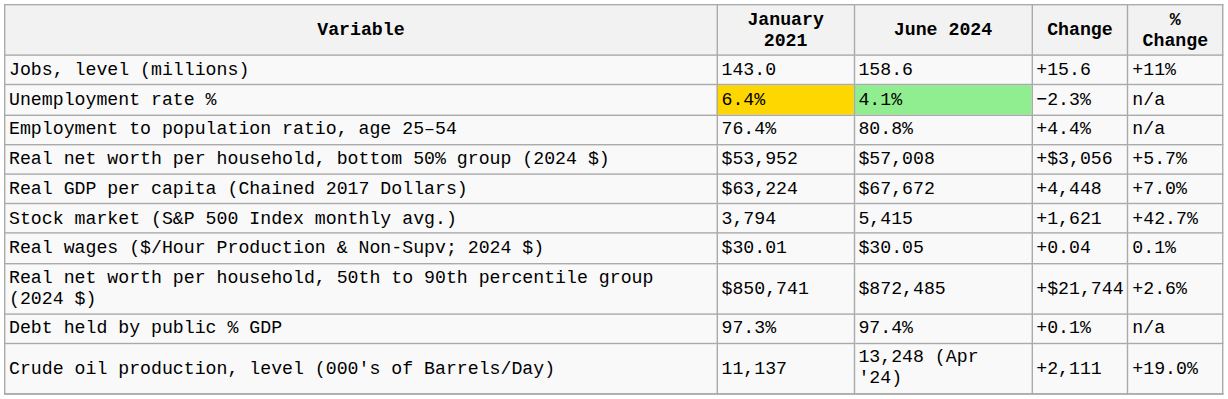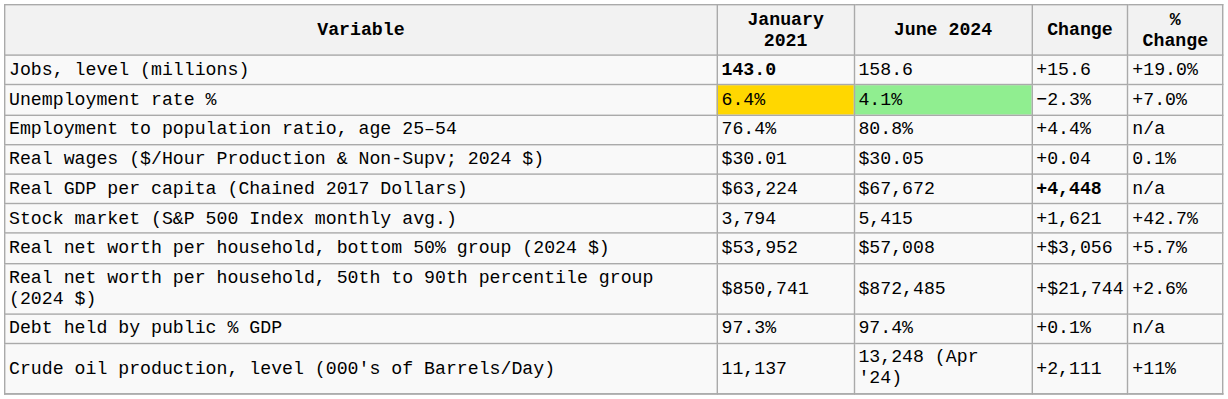(749, 70) normal -> (749, 70) bold
(1154, 70) +11% -> (1165, 70) +19.0%
(1149, 100) n/a -> (1160, 100) +7.0%
rows swapped: (277, 248) <-> (309, 159)
(1069, 189) normal -> (1069, 189) bold
(1160, 189) +7.0% -> (1149, 189) n/a
(1165, 369) +19.0% -> (1154, 369) +11%
